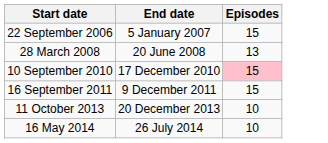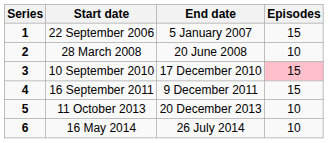+ column: (25, 14)
(252, 52) 13 -> (294, 52) 10
